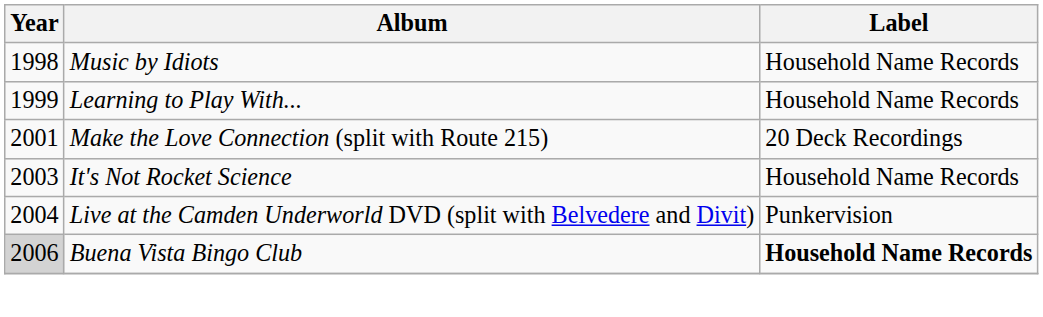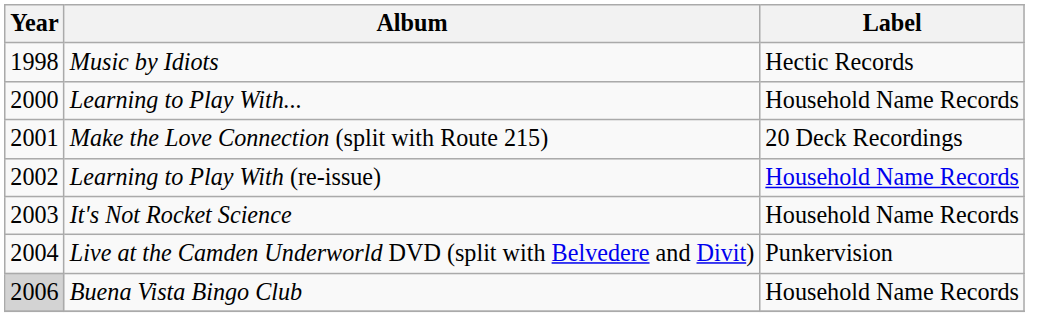(892, 61) Household Name Records -> (840, 61) Hectic Records
(34, 100) 1999 -> (34, 100) 2000
+ row: (225, 176)
(899, 253) bold -> (892, 291) normal
